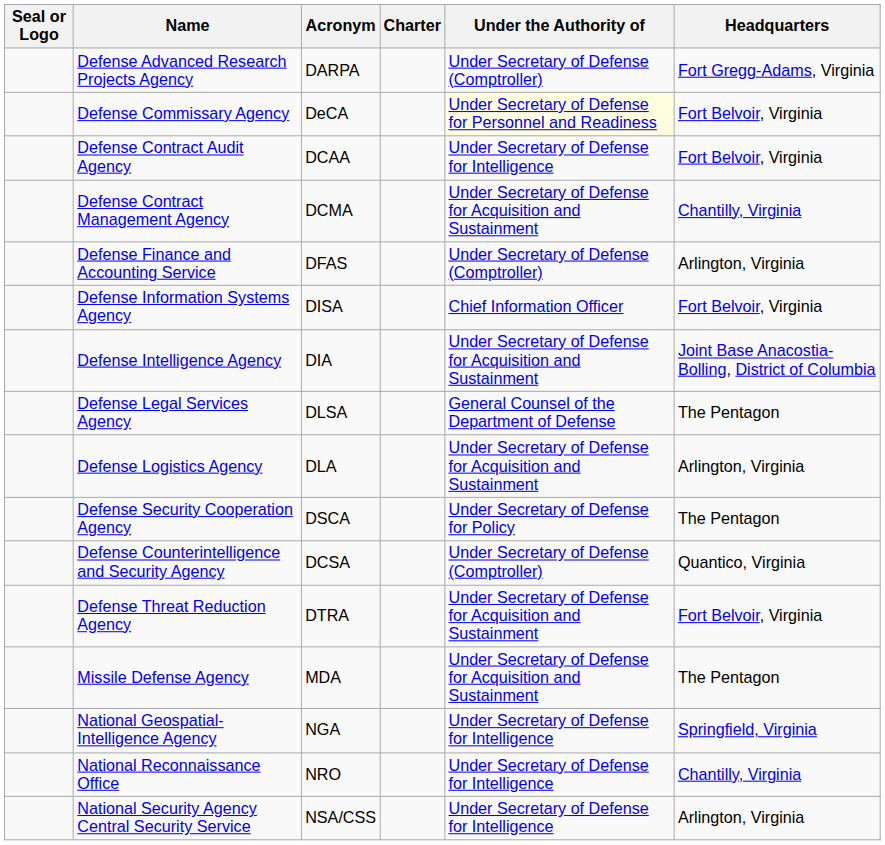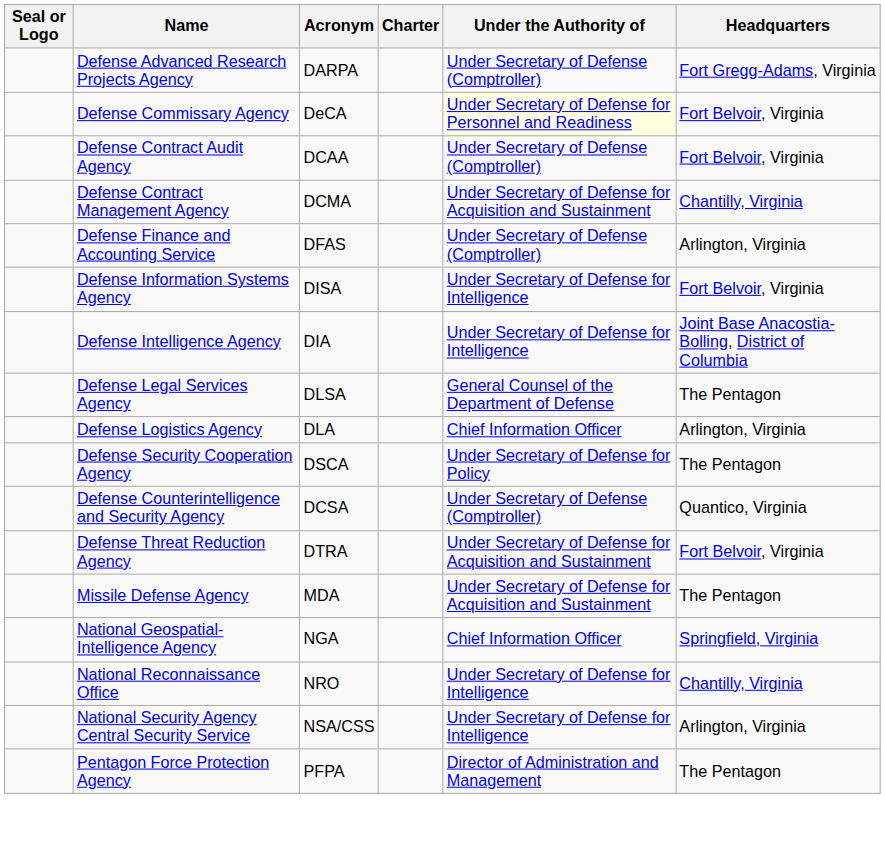(549, 157) Under Secretary of Defense for Intelligence -> (547, 157) Under Secretary of Defense (Comptroller)
(536, 307) Chief Information Officer -> (559, 289) Under Secretary of Defense for Intelligence
(549, 360) Under Secretary of Defense for Acquisition and Sustainment -> (559, 342) Under Secretary of Defense for Intelligence
(549, 466) Under Secretary of Defense for Acquisition and Sustainment -> (534, 429) Chief Information Officer
(549, 730) Under Secretary of Defense for Intelligence -> (534, 639) Chief Information Officer
+ row: (173, 771)
